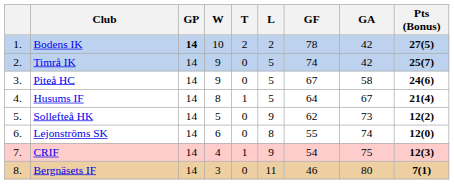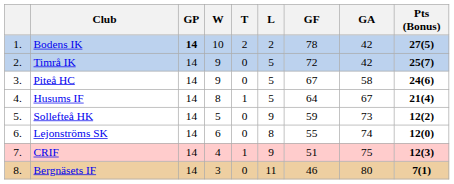(312, 62) 74 -> (312, 62) 72
(312, 116) 62 -> (312, 116) 59
(312, 152) 54 -> (312, 152) 51
